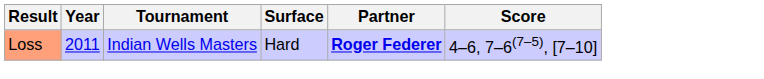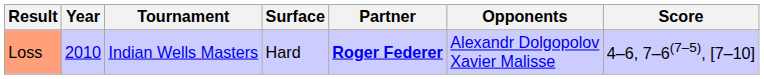+ column: (525, 17)
(82, 45) 2011 -> (83, 52) 2010
